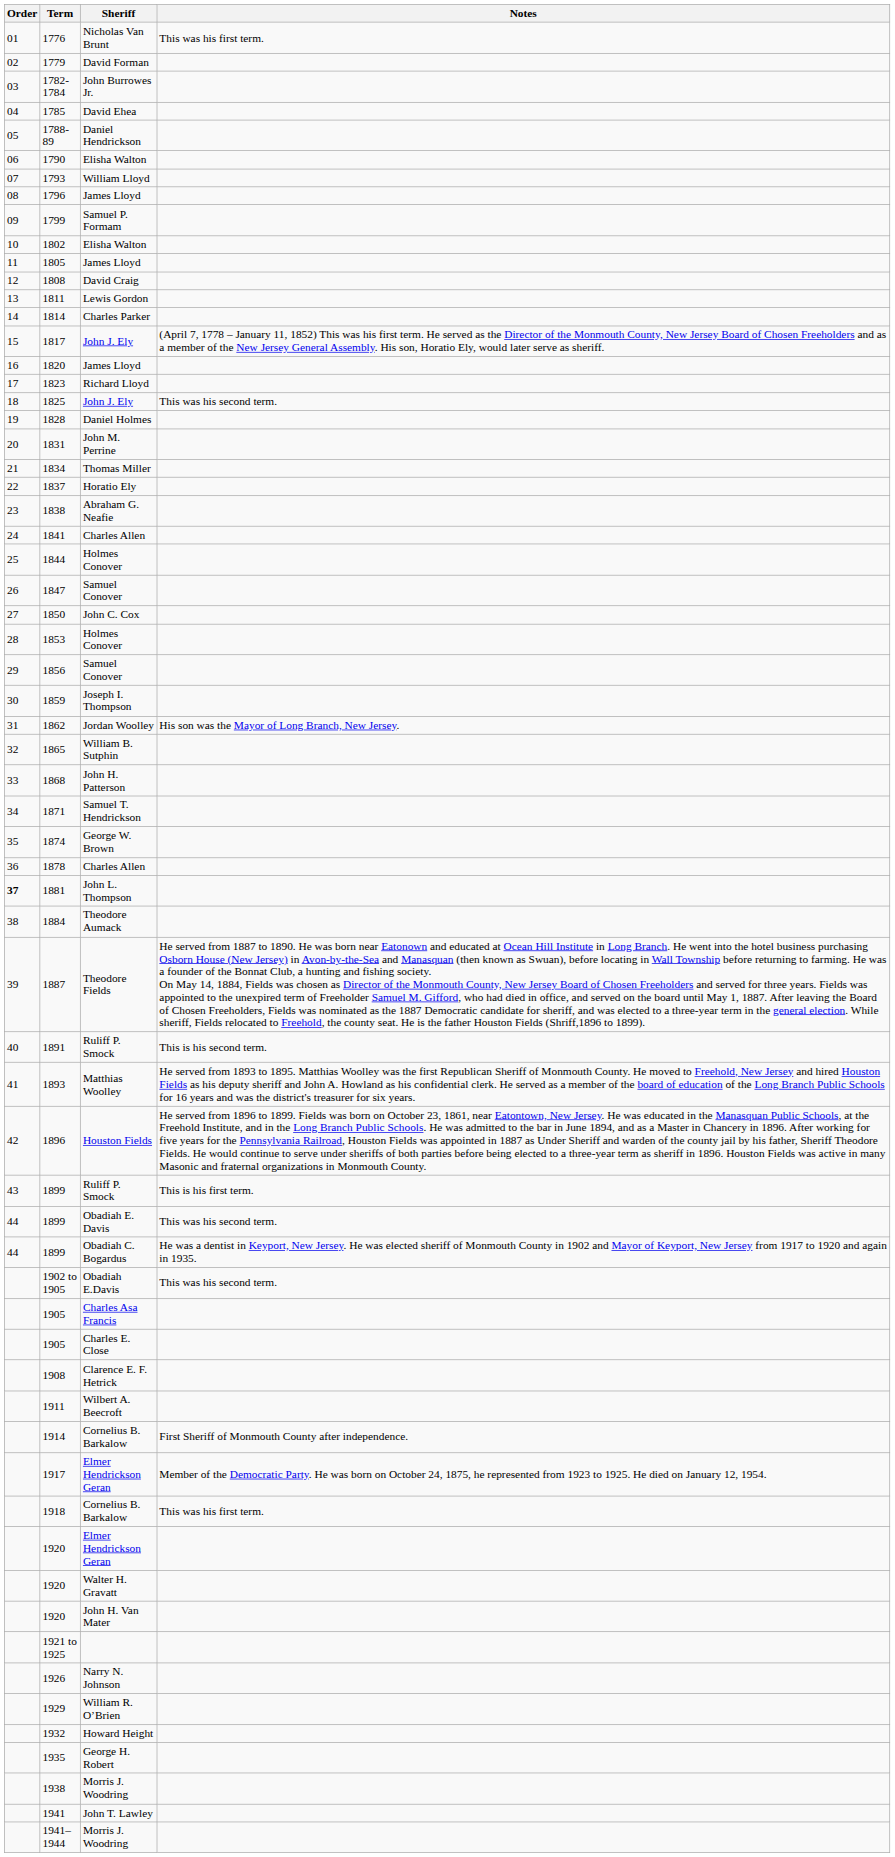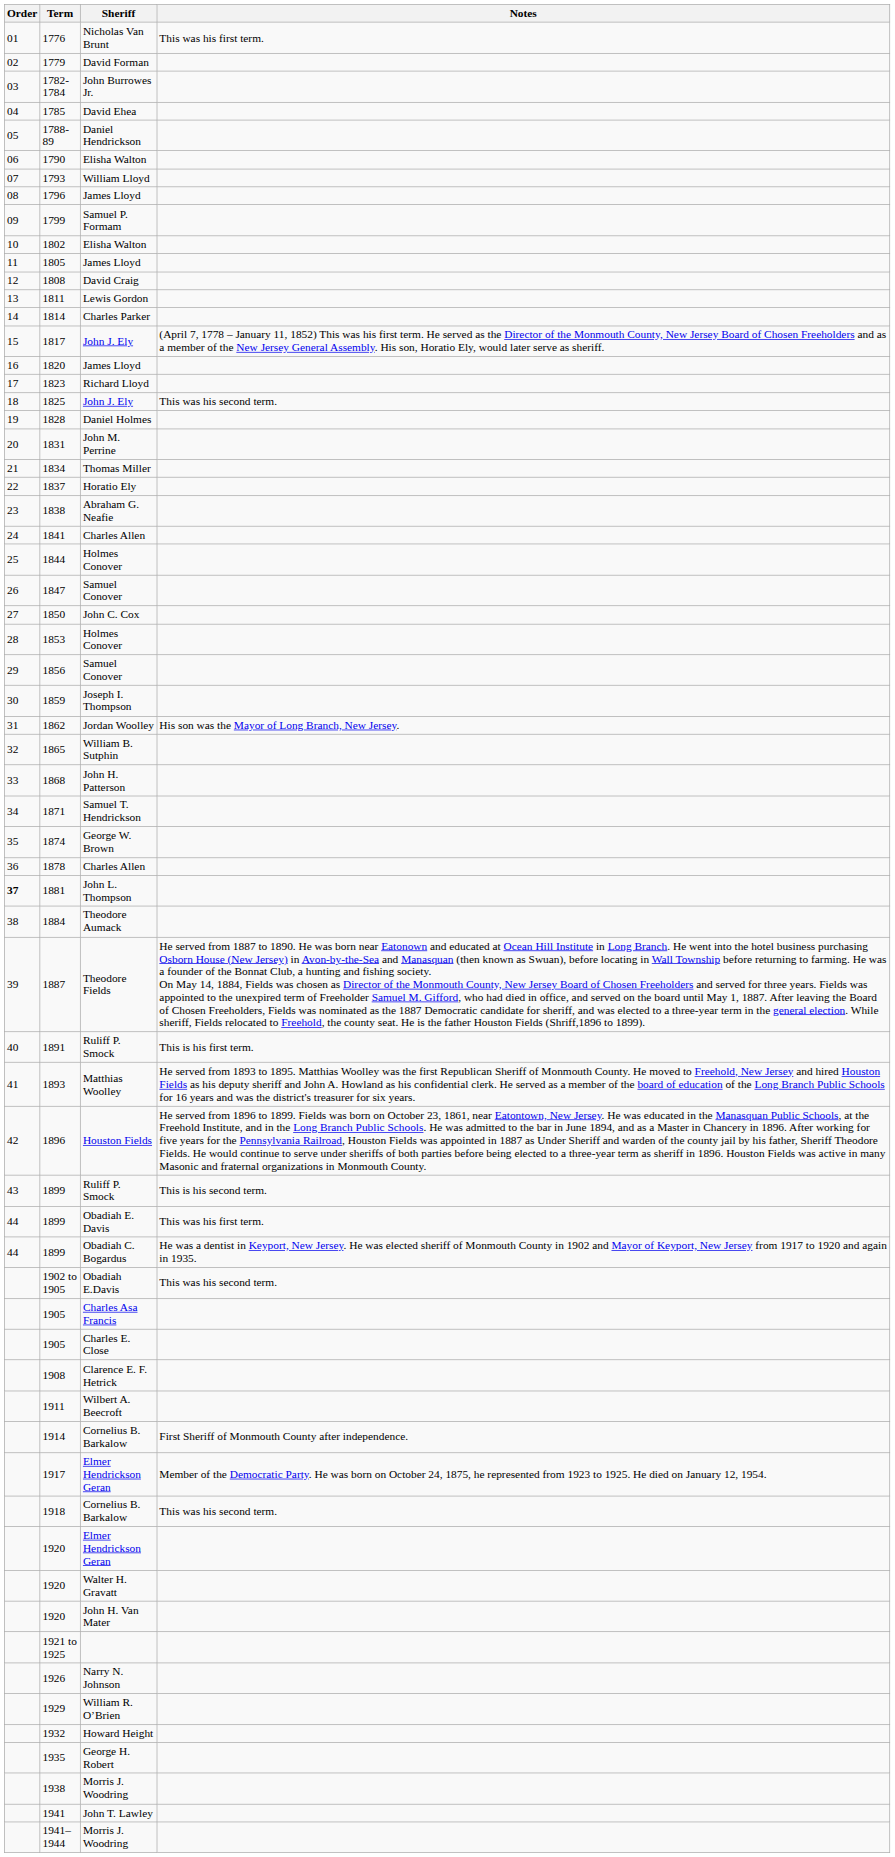(213, 1047) This is his second term. -> (207, 1047) This is his first term.
(207, 1190) This is his first term. -> (213, 1190) This is his second term.
(218, 1221) This was his second term. -> (212, 1221) This was his first term.
(212, 1511) This was his first term. -> (218, 1511) This was his second term.
